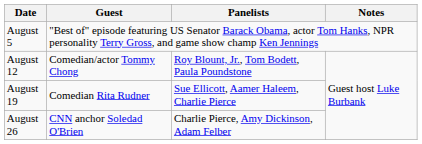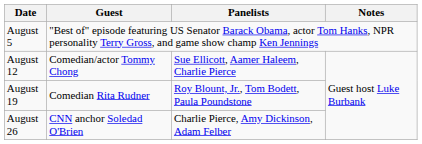(237, 65) Roy Blount, Jr., Tom Bodett, Paula Poundstone -> (236, 65) Sue Ellicott, Aamer Haleem, Charlie Pierce
(236, 95) Sue Ellicott, Aamer Haleem, Charlie Pierce -> (237, 95) Roy Blount, Jr., Tom Bodett, Paula Poundstone
